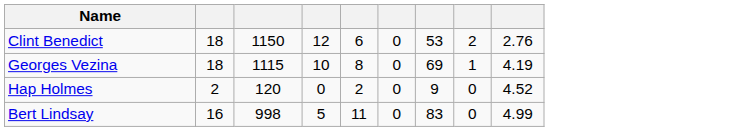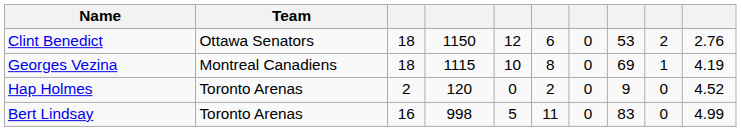+ column: (292, 16)
